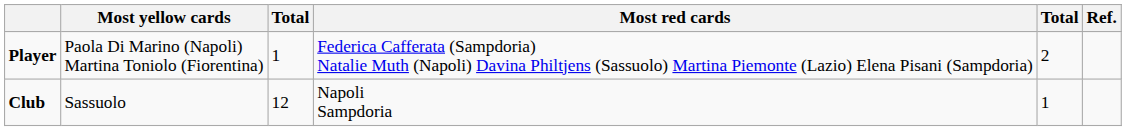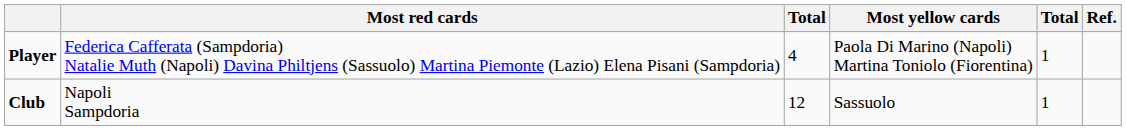columns swapped: (164, 18) <-> (675, 18)
(276, 55) 1 -> (792, 55) 4
(1045, 55) 2 -> (1045, 55) 1
